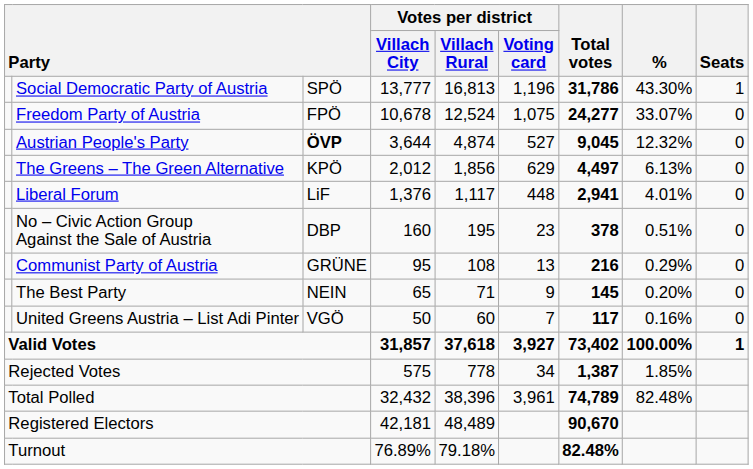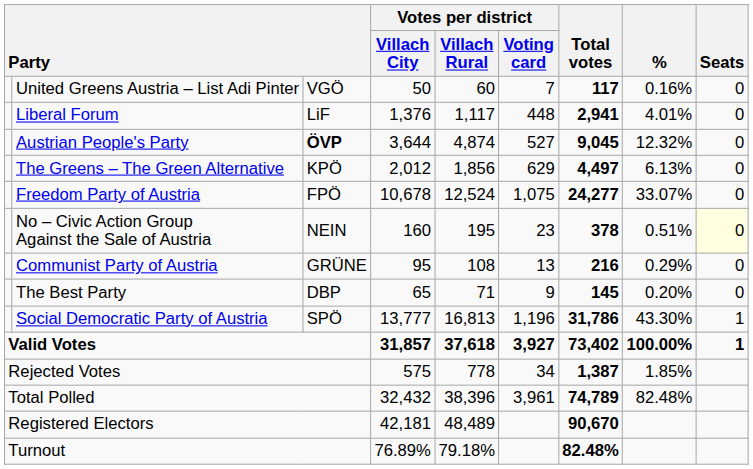rows swapped: (142, 89) <-> (158, 319)
rows swapped: (108, 115) <-> (67, 194)
(324, 230) DBP -> (327, 230) NEIN
(740, 230) no background -> (740, 230) lightyellow background
(327, 292) NEIN -> (324, 292) DBP
